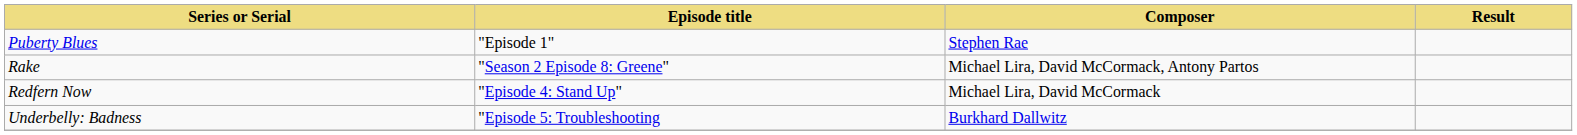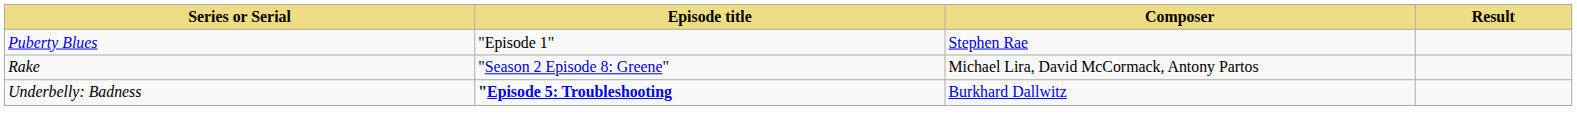- row: (50, 92)
(569, 117) normal -> (575, 92) bold
